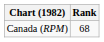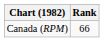(84, 28) 68 -> (84, 28) 66
